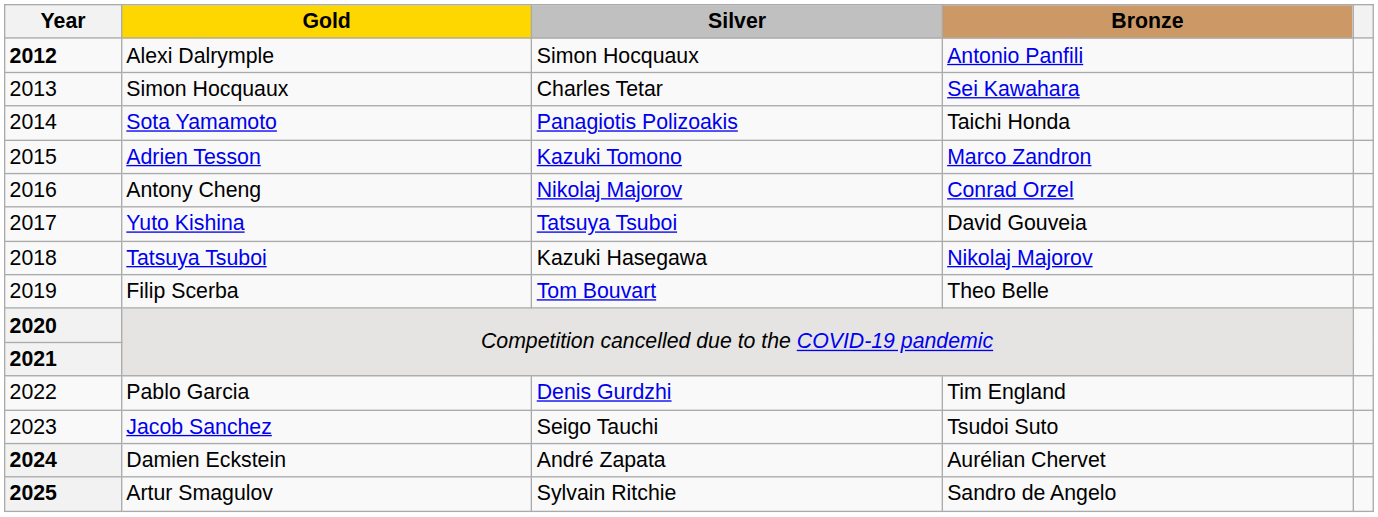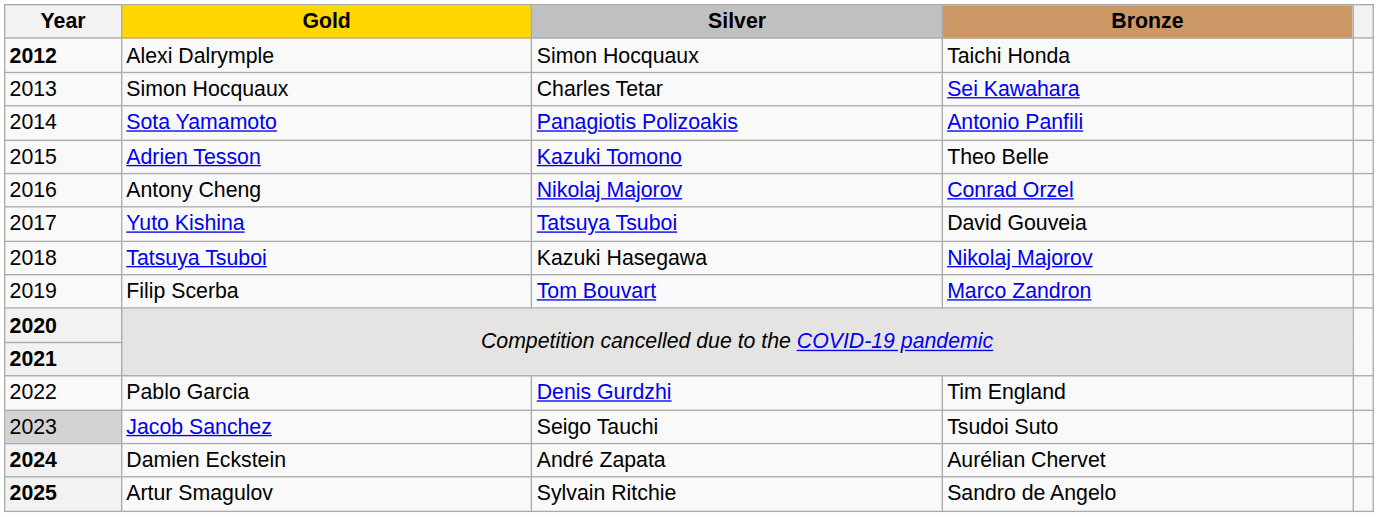(1015, 55) Antonio Panfili -> (1009, 55) Taichi Honda
(1009, 122) Taichi Honda -> (1015, 122) Antonio Panfili
(1019, 156) Marco Zandron -> (998, 156) Theo Belle
(998, 291) Theo Belle -> (1019, 291) Marco Zandron
(33, 426) no background -> (33, 426) lightgrey background
